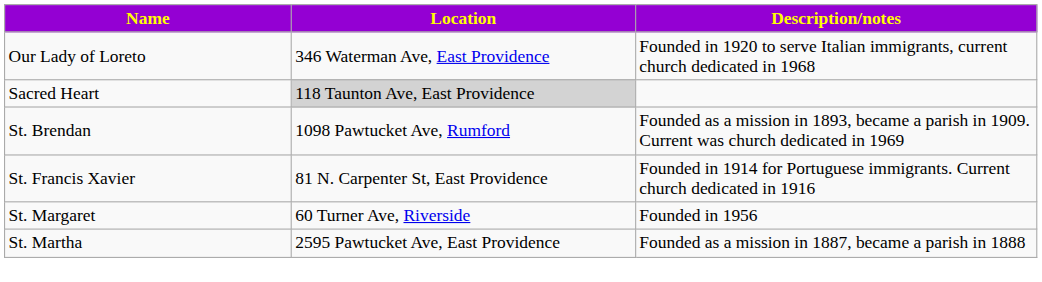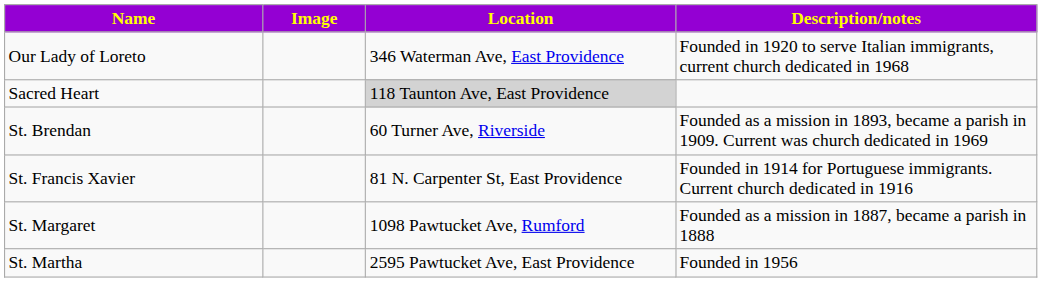+ column: (314, 18)
(403, 130) 1098 Pawtucket Ave, Rumford -> (457, 130) 60 Turner Ave, Riverside
(383, 215) 60 Turner Ave, Riverside -> (477, 225) 1098 Pawtucket Ave, Rumford
(698, 215) Founded in 1956 -> (853, 225) Founded as a mission in 1887, became a parish in 1888
(832, 243) Founded as a mission in 1887, became a parish in 1888 -> (739, 262) Founded in 1956
